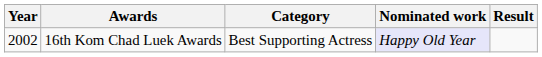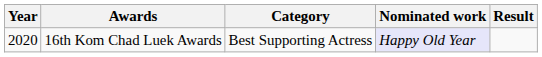(23, 39) 2002 -> (23, 39) 2020
